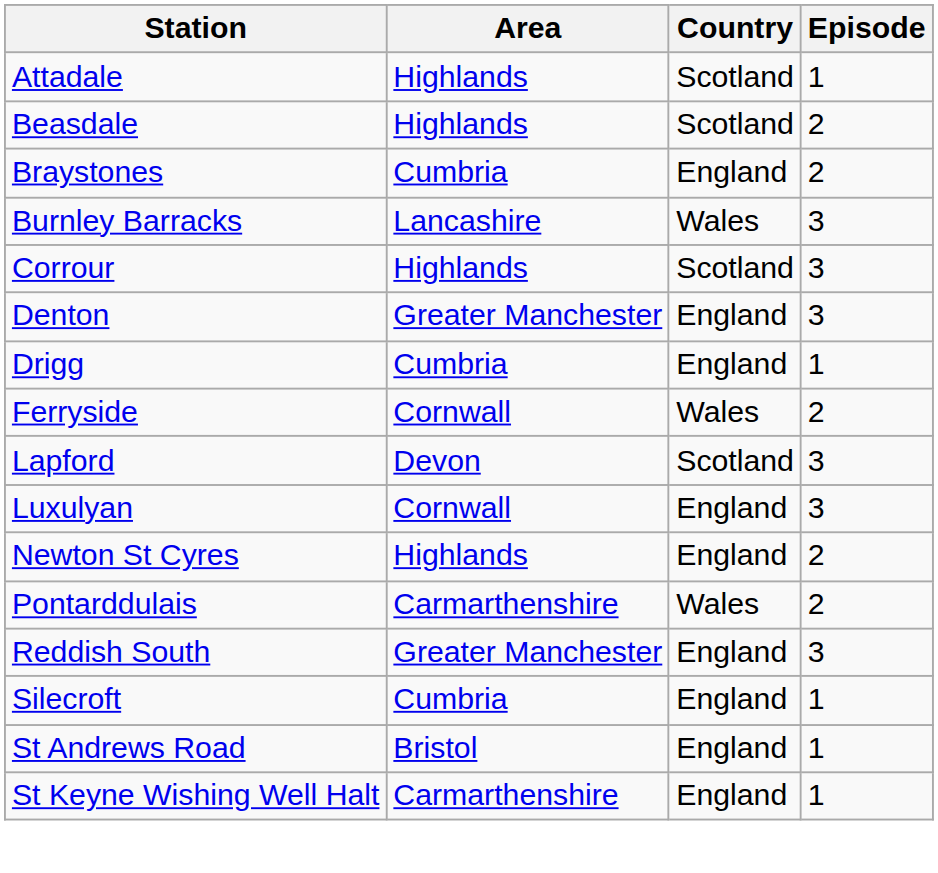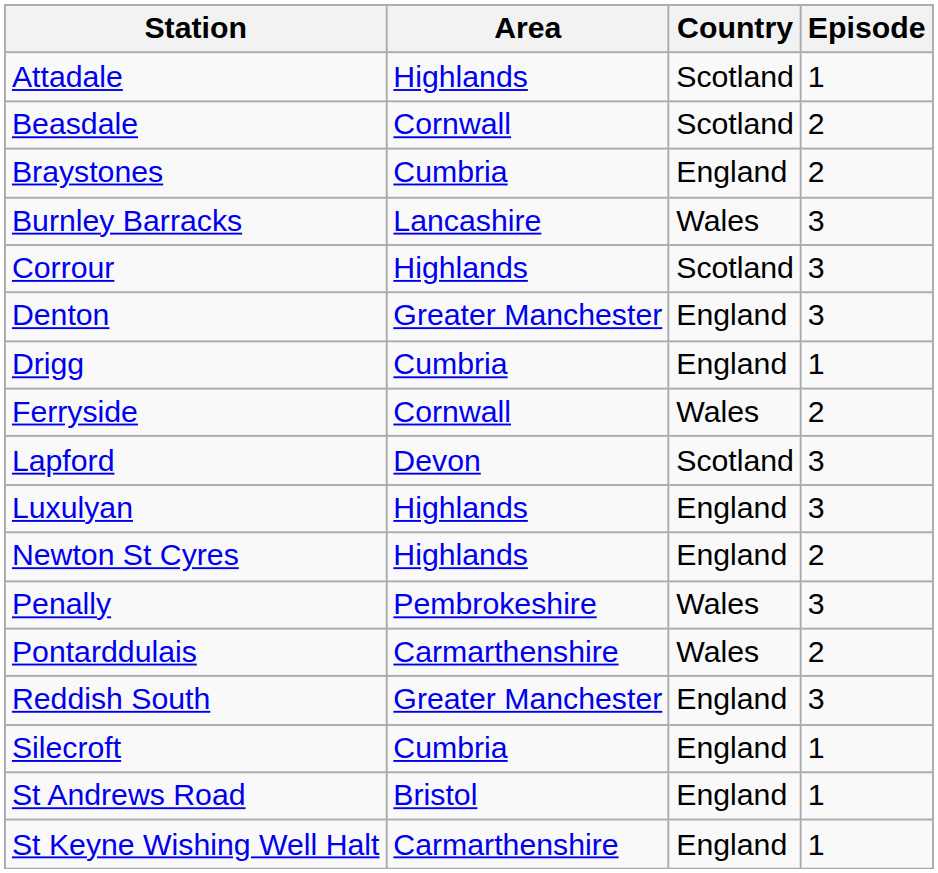(461, 124) Highlands -> (452, 124) Cornwall
(452, 508) Cornwall -> (461, 508) Highlands
+ row: (62, 603)
